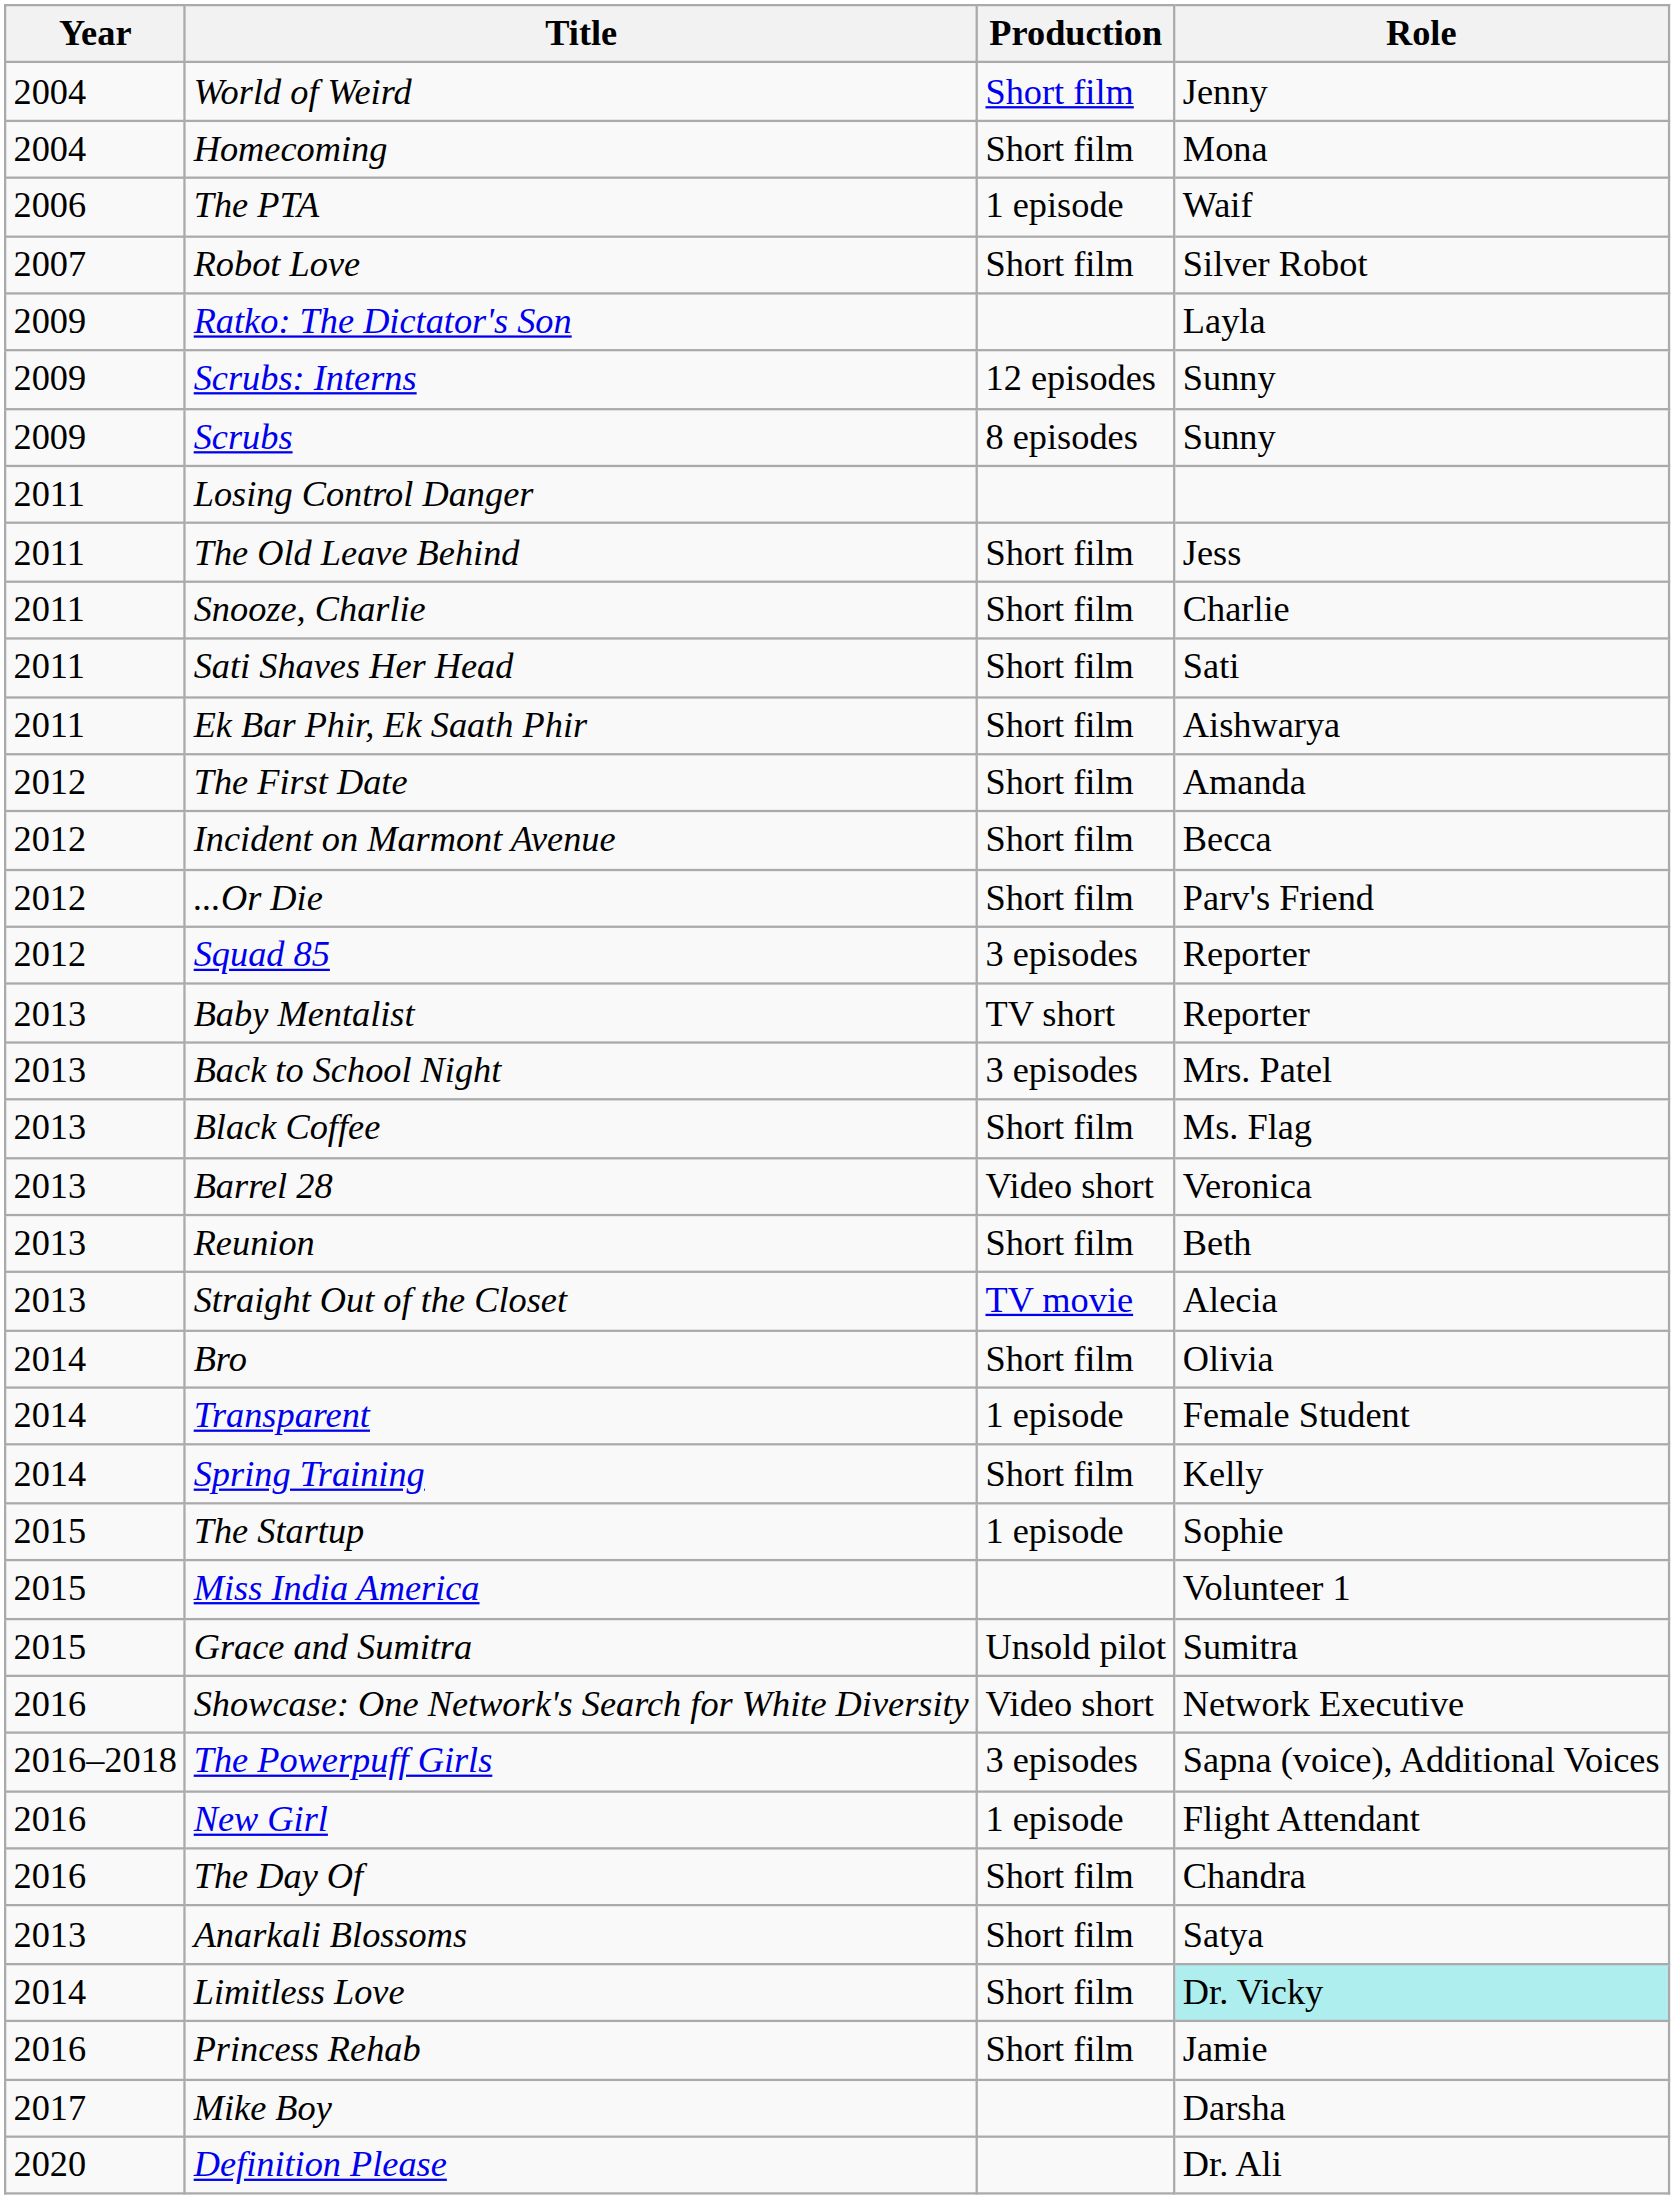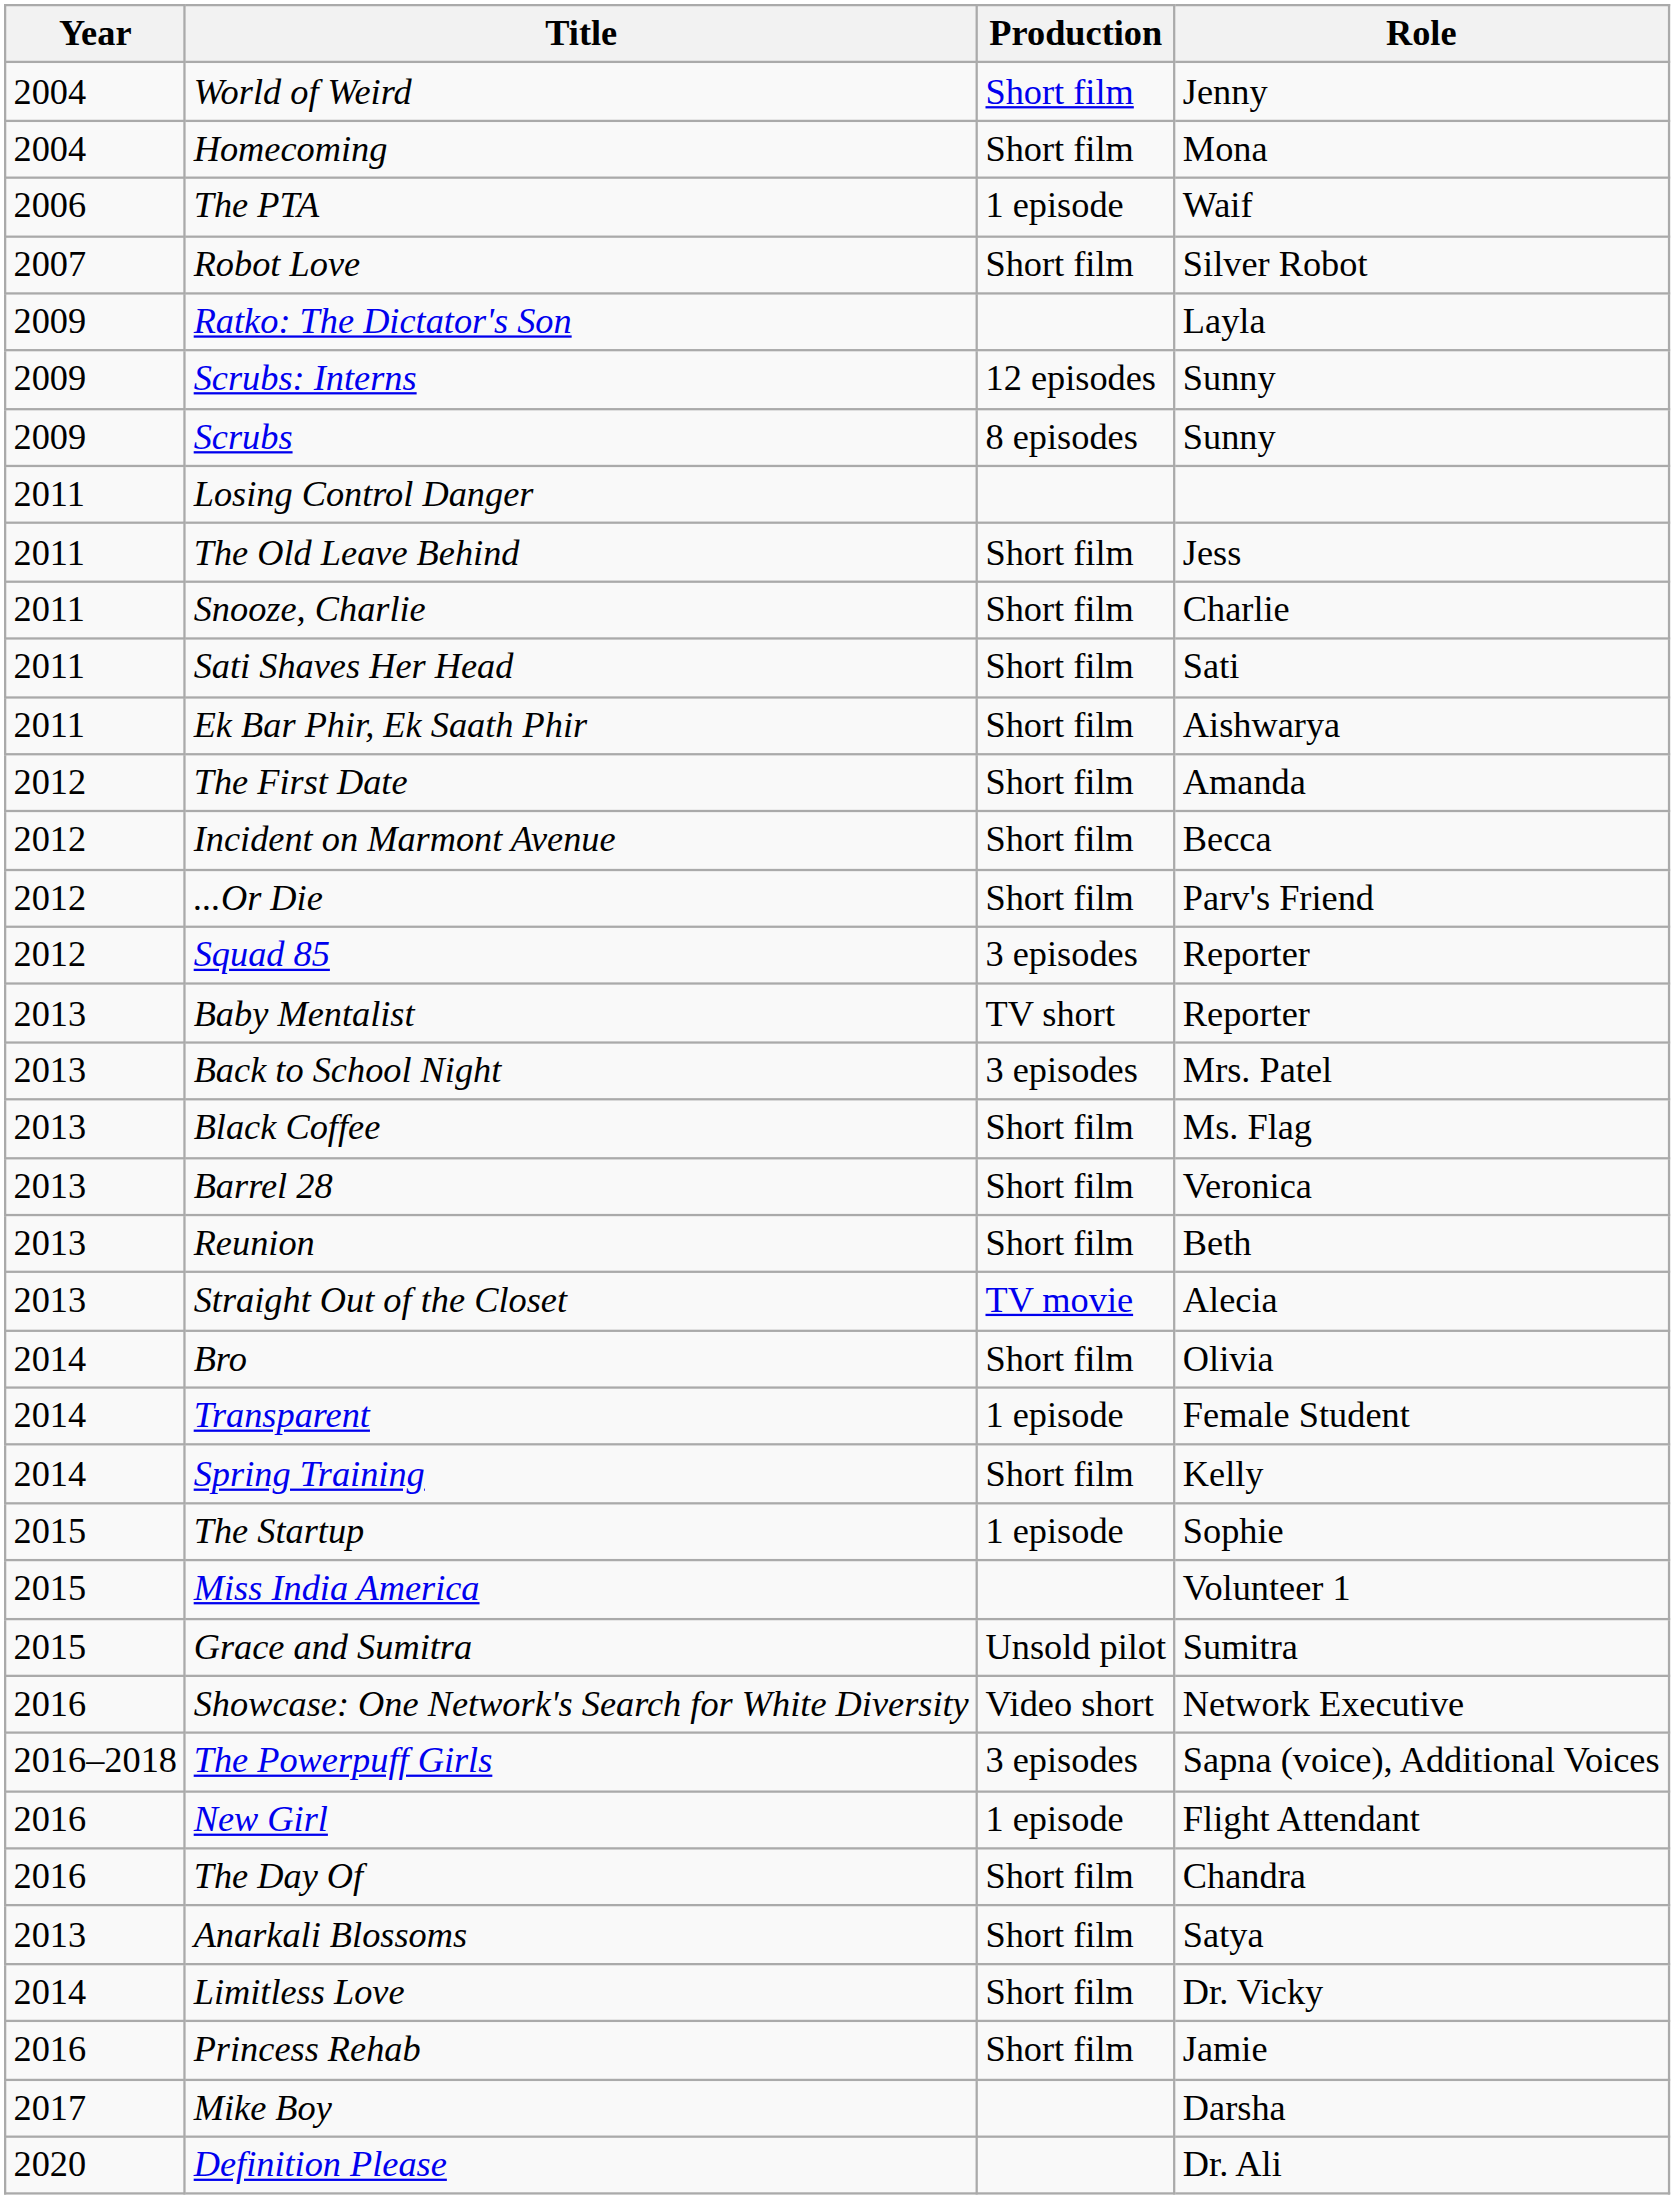(1070, 1185) Video short -> (1060, 1185) Short film
(1253, 1991) paleturquoise background -> (1253, 1991) no background
